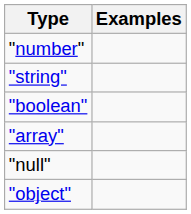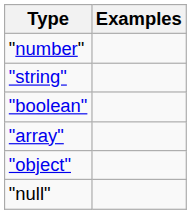rows swapped: (40, 194) <-> (30, 164)
